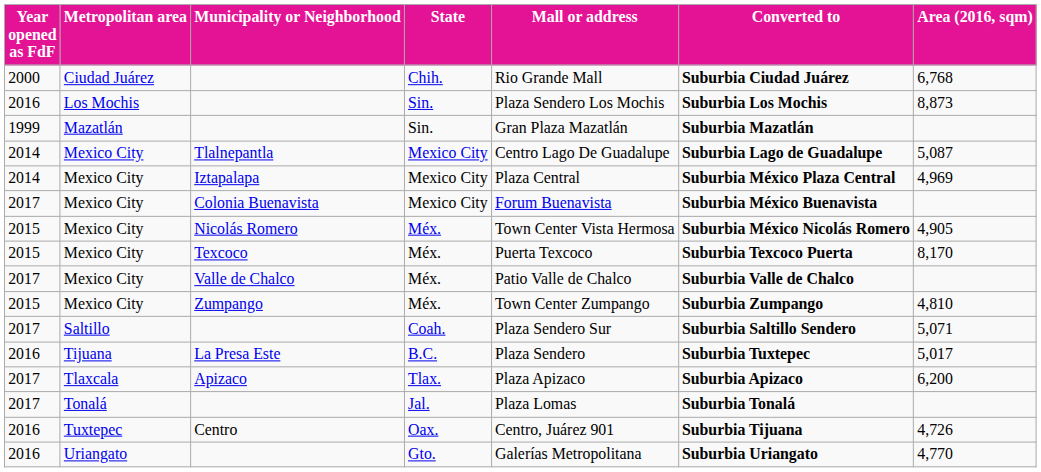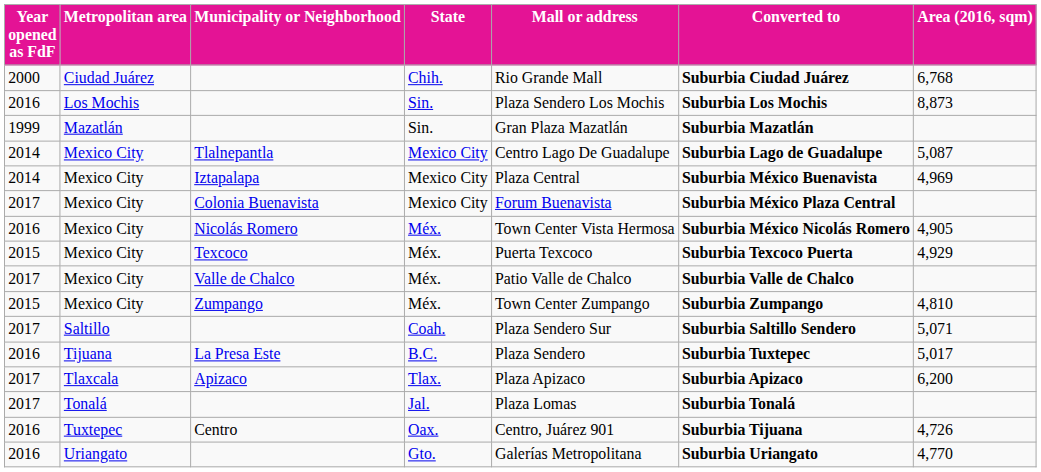(789, 178) Suburbia México Plaza Central -> (780, 178) Suburbia México Buenavista
(780, 203) Suburbia México Buenavista -> (789, 203) Suburbia México Plaza Central
(24, 228) 2015 -> (24, 228) 2016
(935, 253) 8,170 -> (935, 253) 4,929
